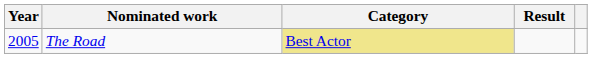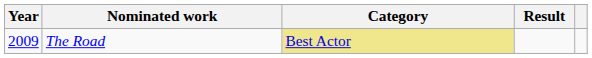(23, 41) 2005 -> (23, 41) 2009
